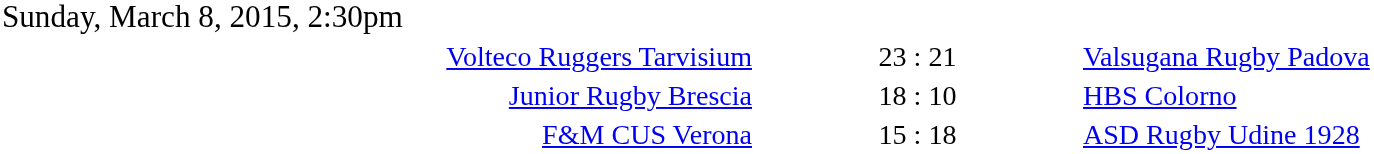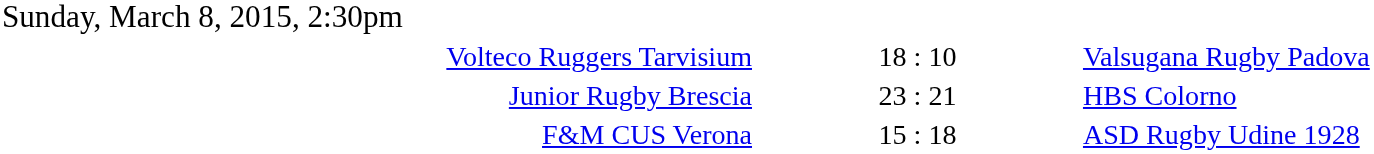(917, 56) 23 : 21 -> (917, 56) 18 : 10
(917, 95) 18 : 10 -> (917, 95) 23 : 21
